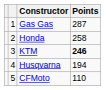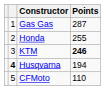(79, 38) 258 -> (79, 38) 255
(13, 65) normal -> (13, 65) bold
